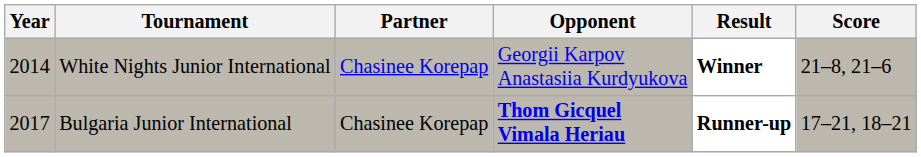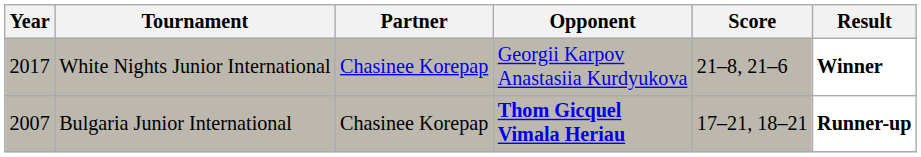columns swapped: (856, 21) <-> (744, 21)
(30, 66) 2014 -> (30, 66) 2017
(30, 123) 2017 -> (30, 123) 2007
